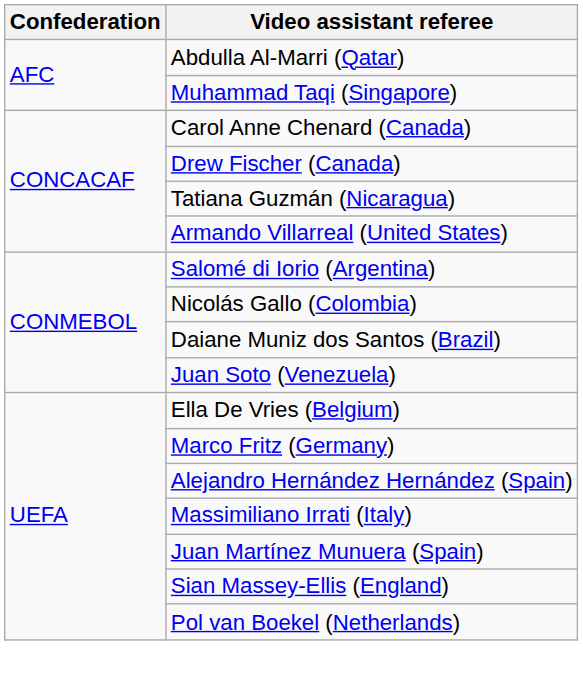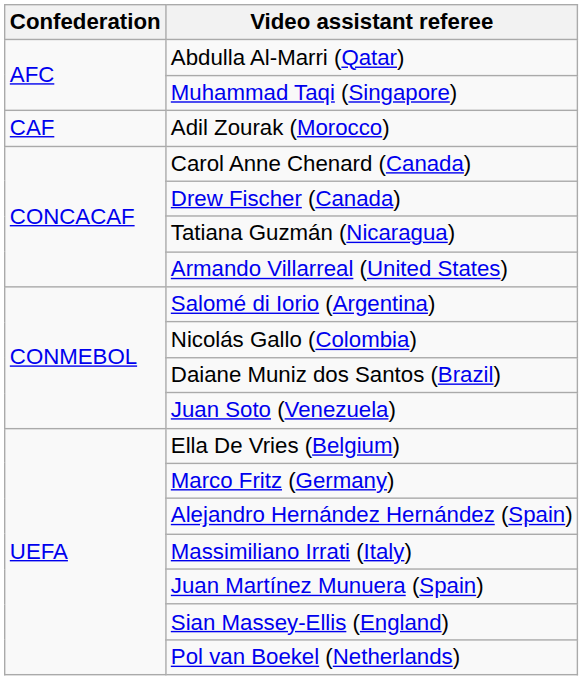+ row: (280, 127)
